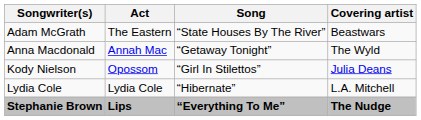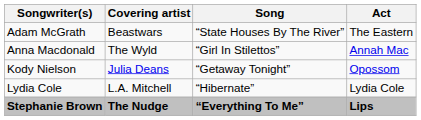columns swapped: (140, 13) <-> (372, 13)
(224, 50) “Getaway Tonight” -> (238, 50) “Girl In Stilettos”
(219, 69) “Girl In Stilettos” -> (243, 69) “Getaway Tonight”
